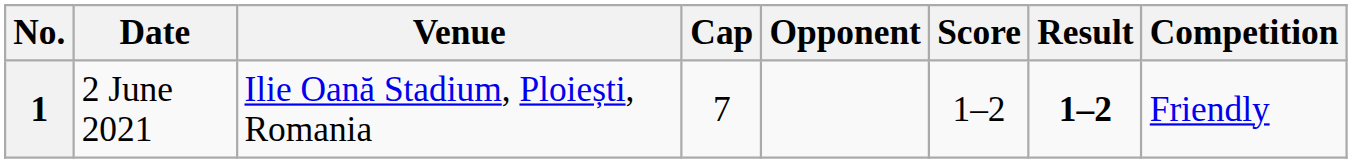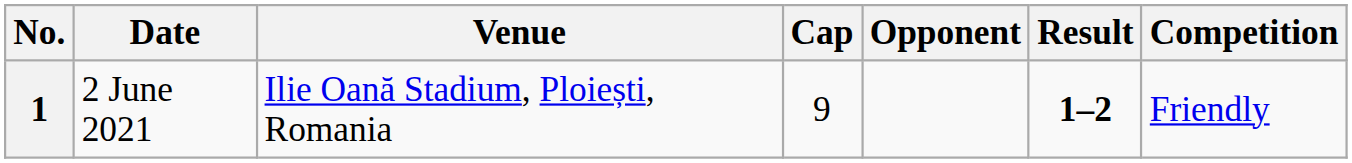- column: (979, 32)
(722, 108) 7 -> (822, 108) 9
